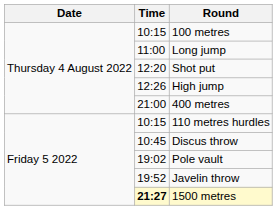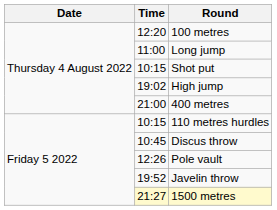(152, 31) 10:15 -> (152, 31) 12:20
(152, 68) 12:20 -> (152, 68) 10:15
(152, 86) 12:26 -> (152, 86) 19:02
(152, 159) 19:02 -> (152, 159) 12:26
(152, 196) bold -> (152, 196) normal
